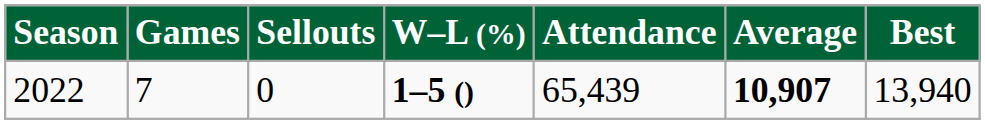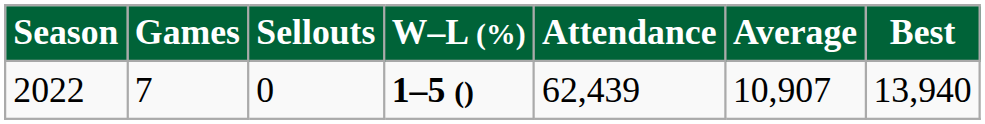(591, 89) 65,439 -> (591, 89) 62,439
(782, 89) bold -> (782, 89) normal
